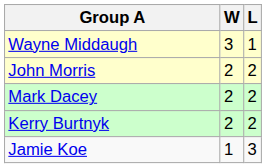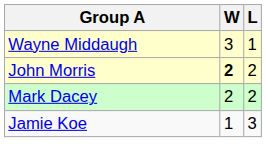(229, 70) normal -> (229, 70) bold
- row: (59, 123)
